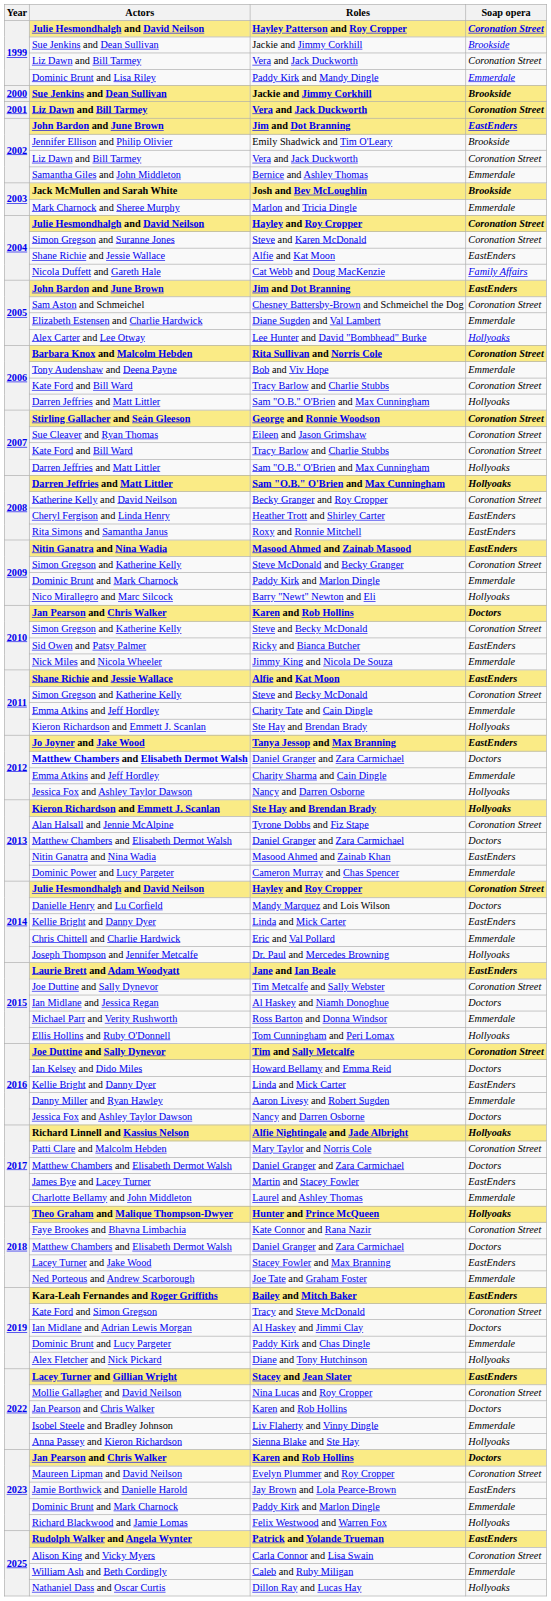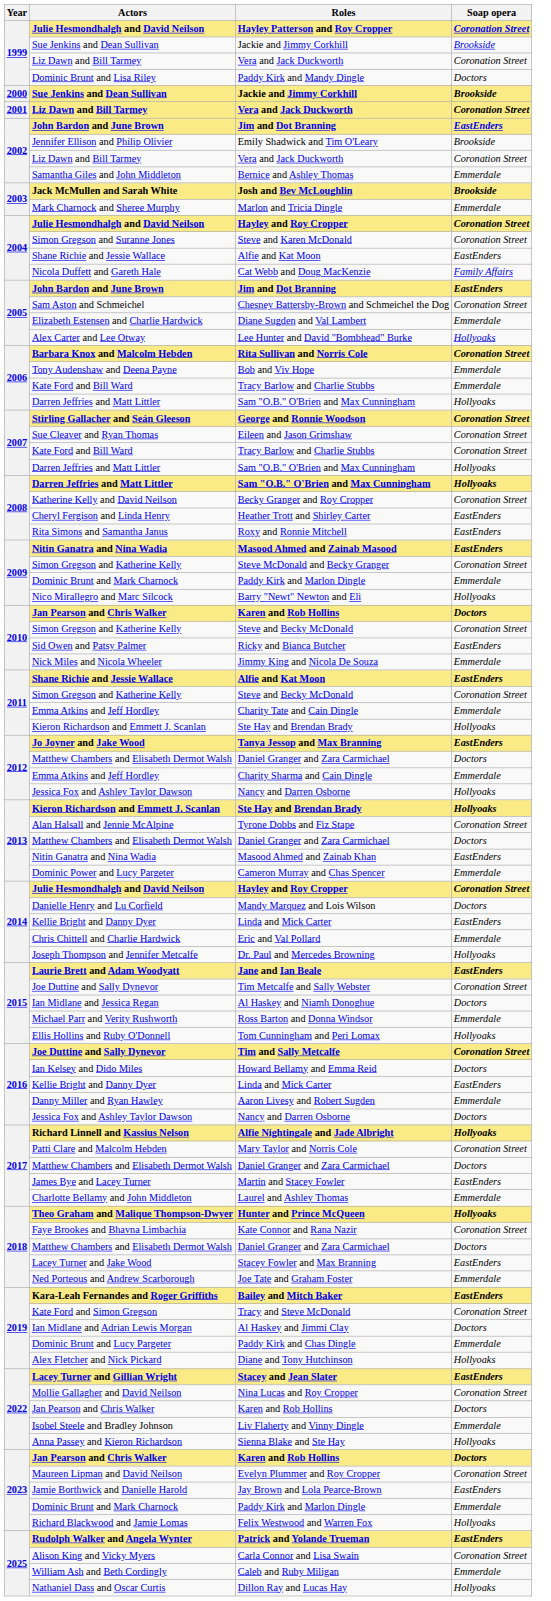(492, 77) Emmerdale -> (470, 77) Doctors
(505, 386) Coronation Street -> (477, 386) Emmerdale
(140, 759) bold -> (132, 759) normal
